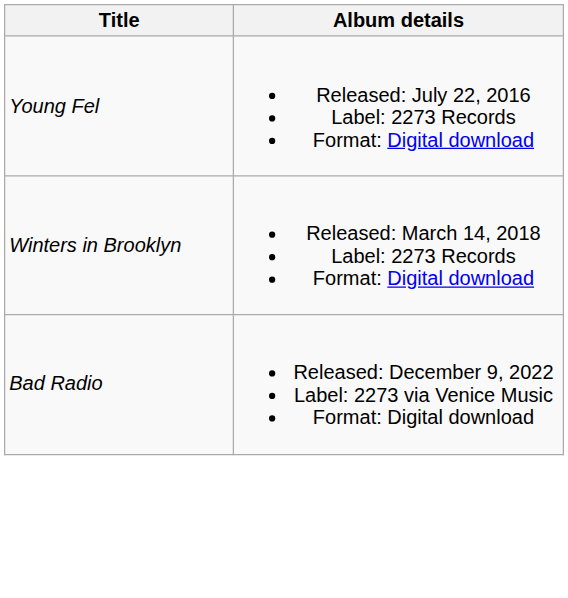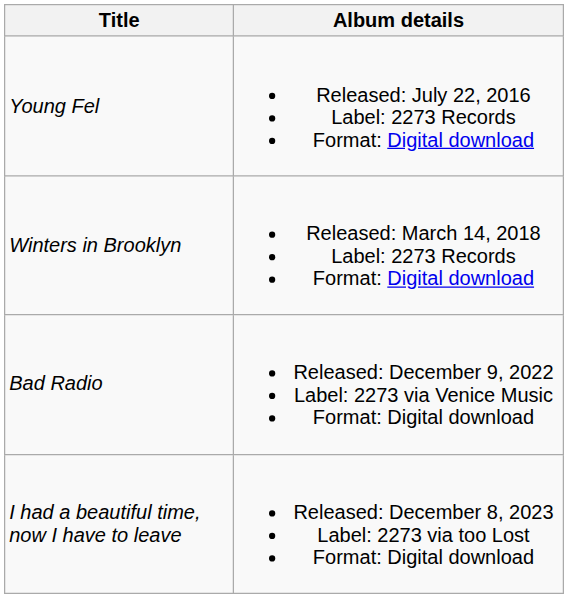+ row: (105, 523)
